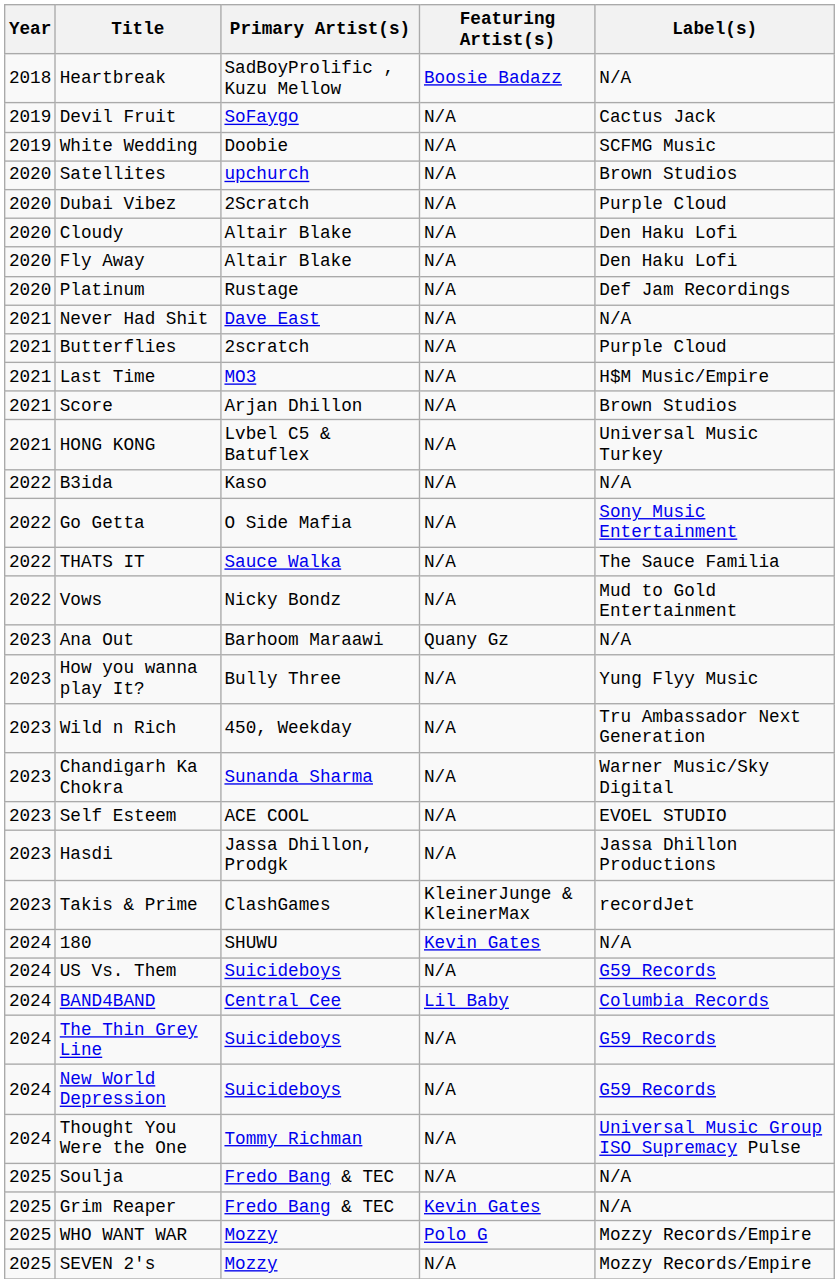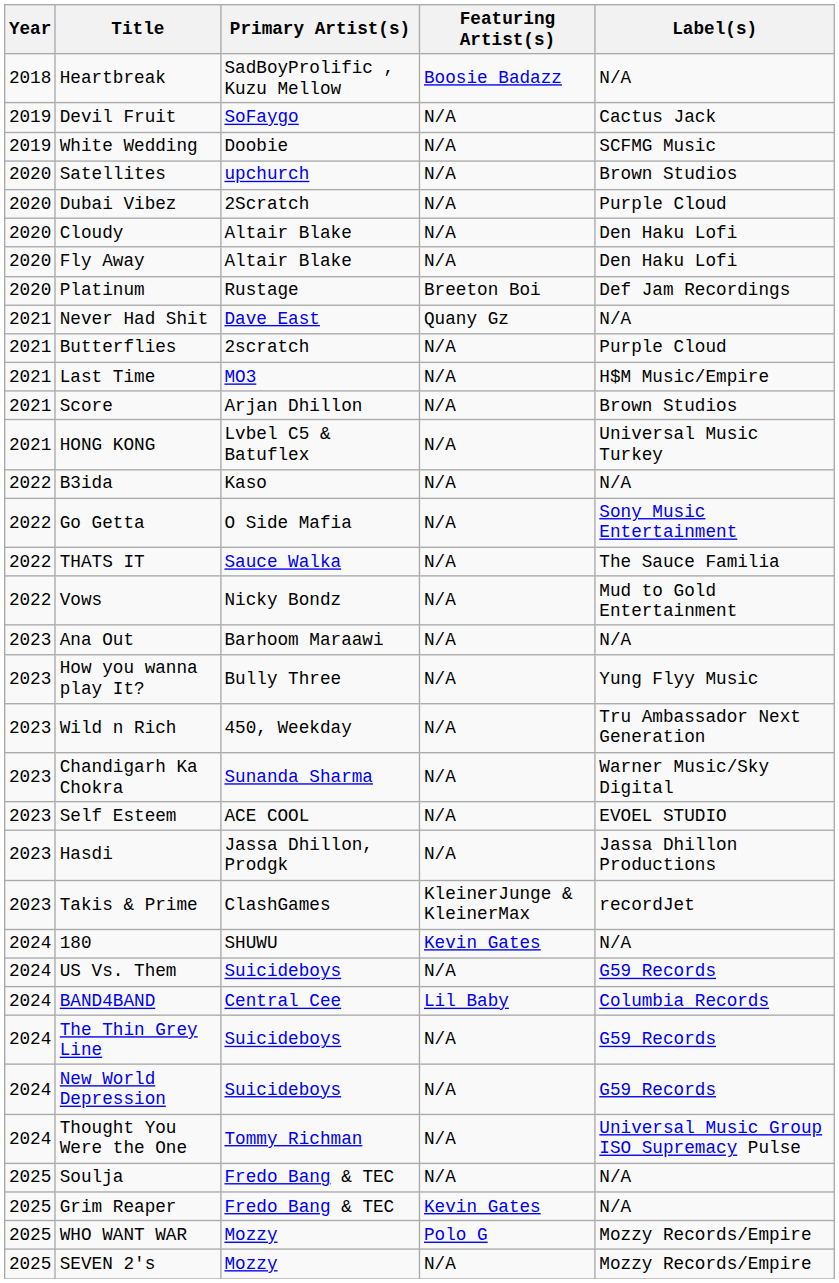(440, 290) N/A -> (482, 290) Breeton Boi
(440, 319) N/A -> (466, 319) Quany Gz
(466, 640) Quany Gz -> (440, 640) N/A
